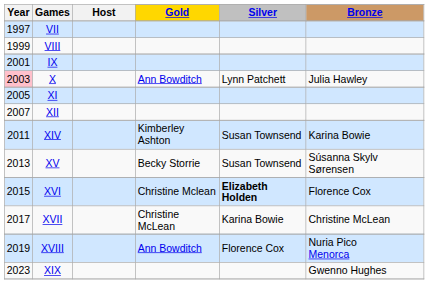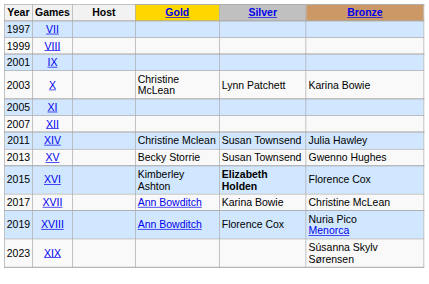(18, 79) pink background -> (18, 85) no background
(170, 79) Ann Bowditch -> (158, 85) Christine McLean
(338, 79) Julia Hawley -> (339, 85) Karina Bowie
(161, 135) Kimberley Ashton -> (177, 141) Christine Mclean
(339, 135) Karina Bowie -> (338, 141) Julia Hawley
(343, 163) Súsanna Skylv Sørensen -> (348, 157) Gwenno Hughes
(177, 192) Christine Mclean -> (161, 180) Kimberley Ashton
(158, 220) Christine McLean -> (170, 202) Ann Bowditch
(348, 271) Gwenno Hughes -> (343, 253) Súsanna Skylv Sørensen
